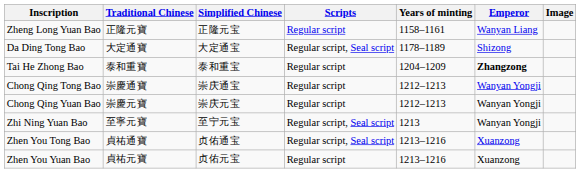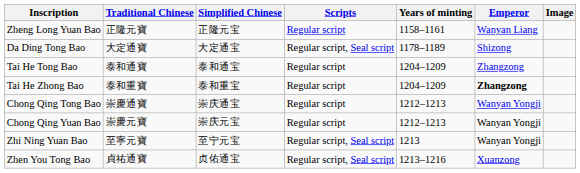+ row: (42, 67)
- row: (48, 159)
